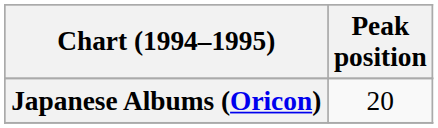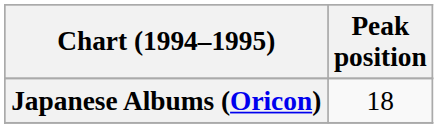(380, 100) 20 -> (380, 100) 18
